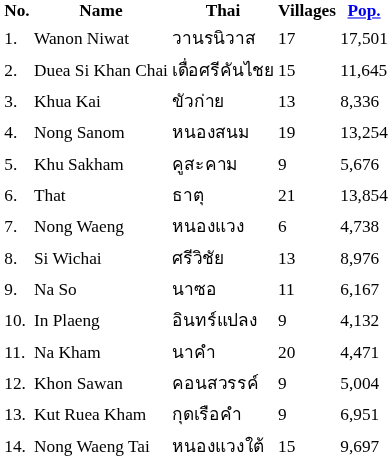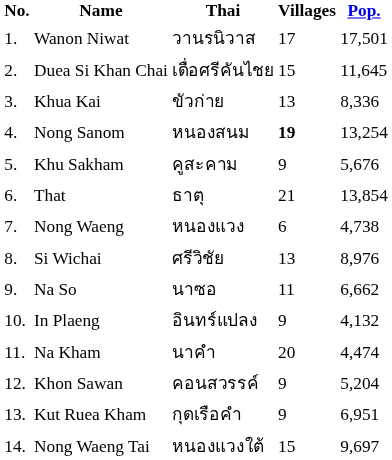(287, 132) normal -> (287, 132) bold
(360, 289) 6,167 -> (360, 289) 6,662
(360, 351) 4,471 -> (360, 351) 4,474
(360, 382) 5,004 -> (360, 382) 5,204
